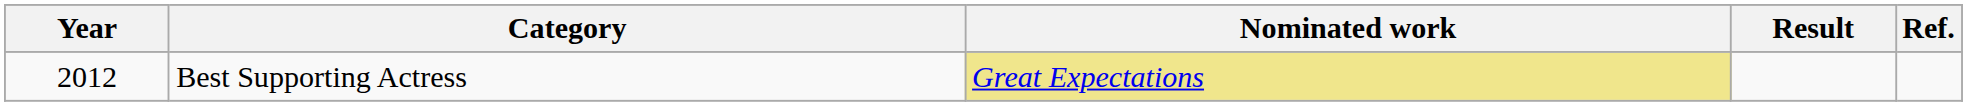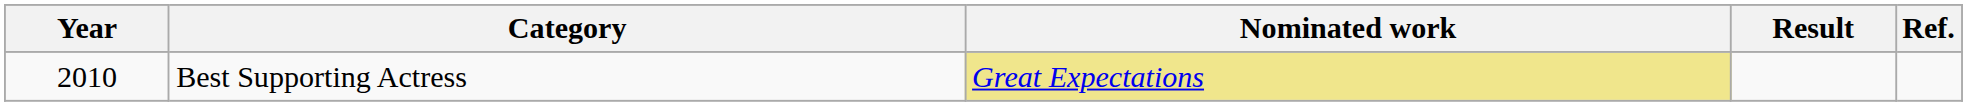(87, 76) 2012 -> (87, 76) 2010
